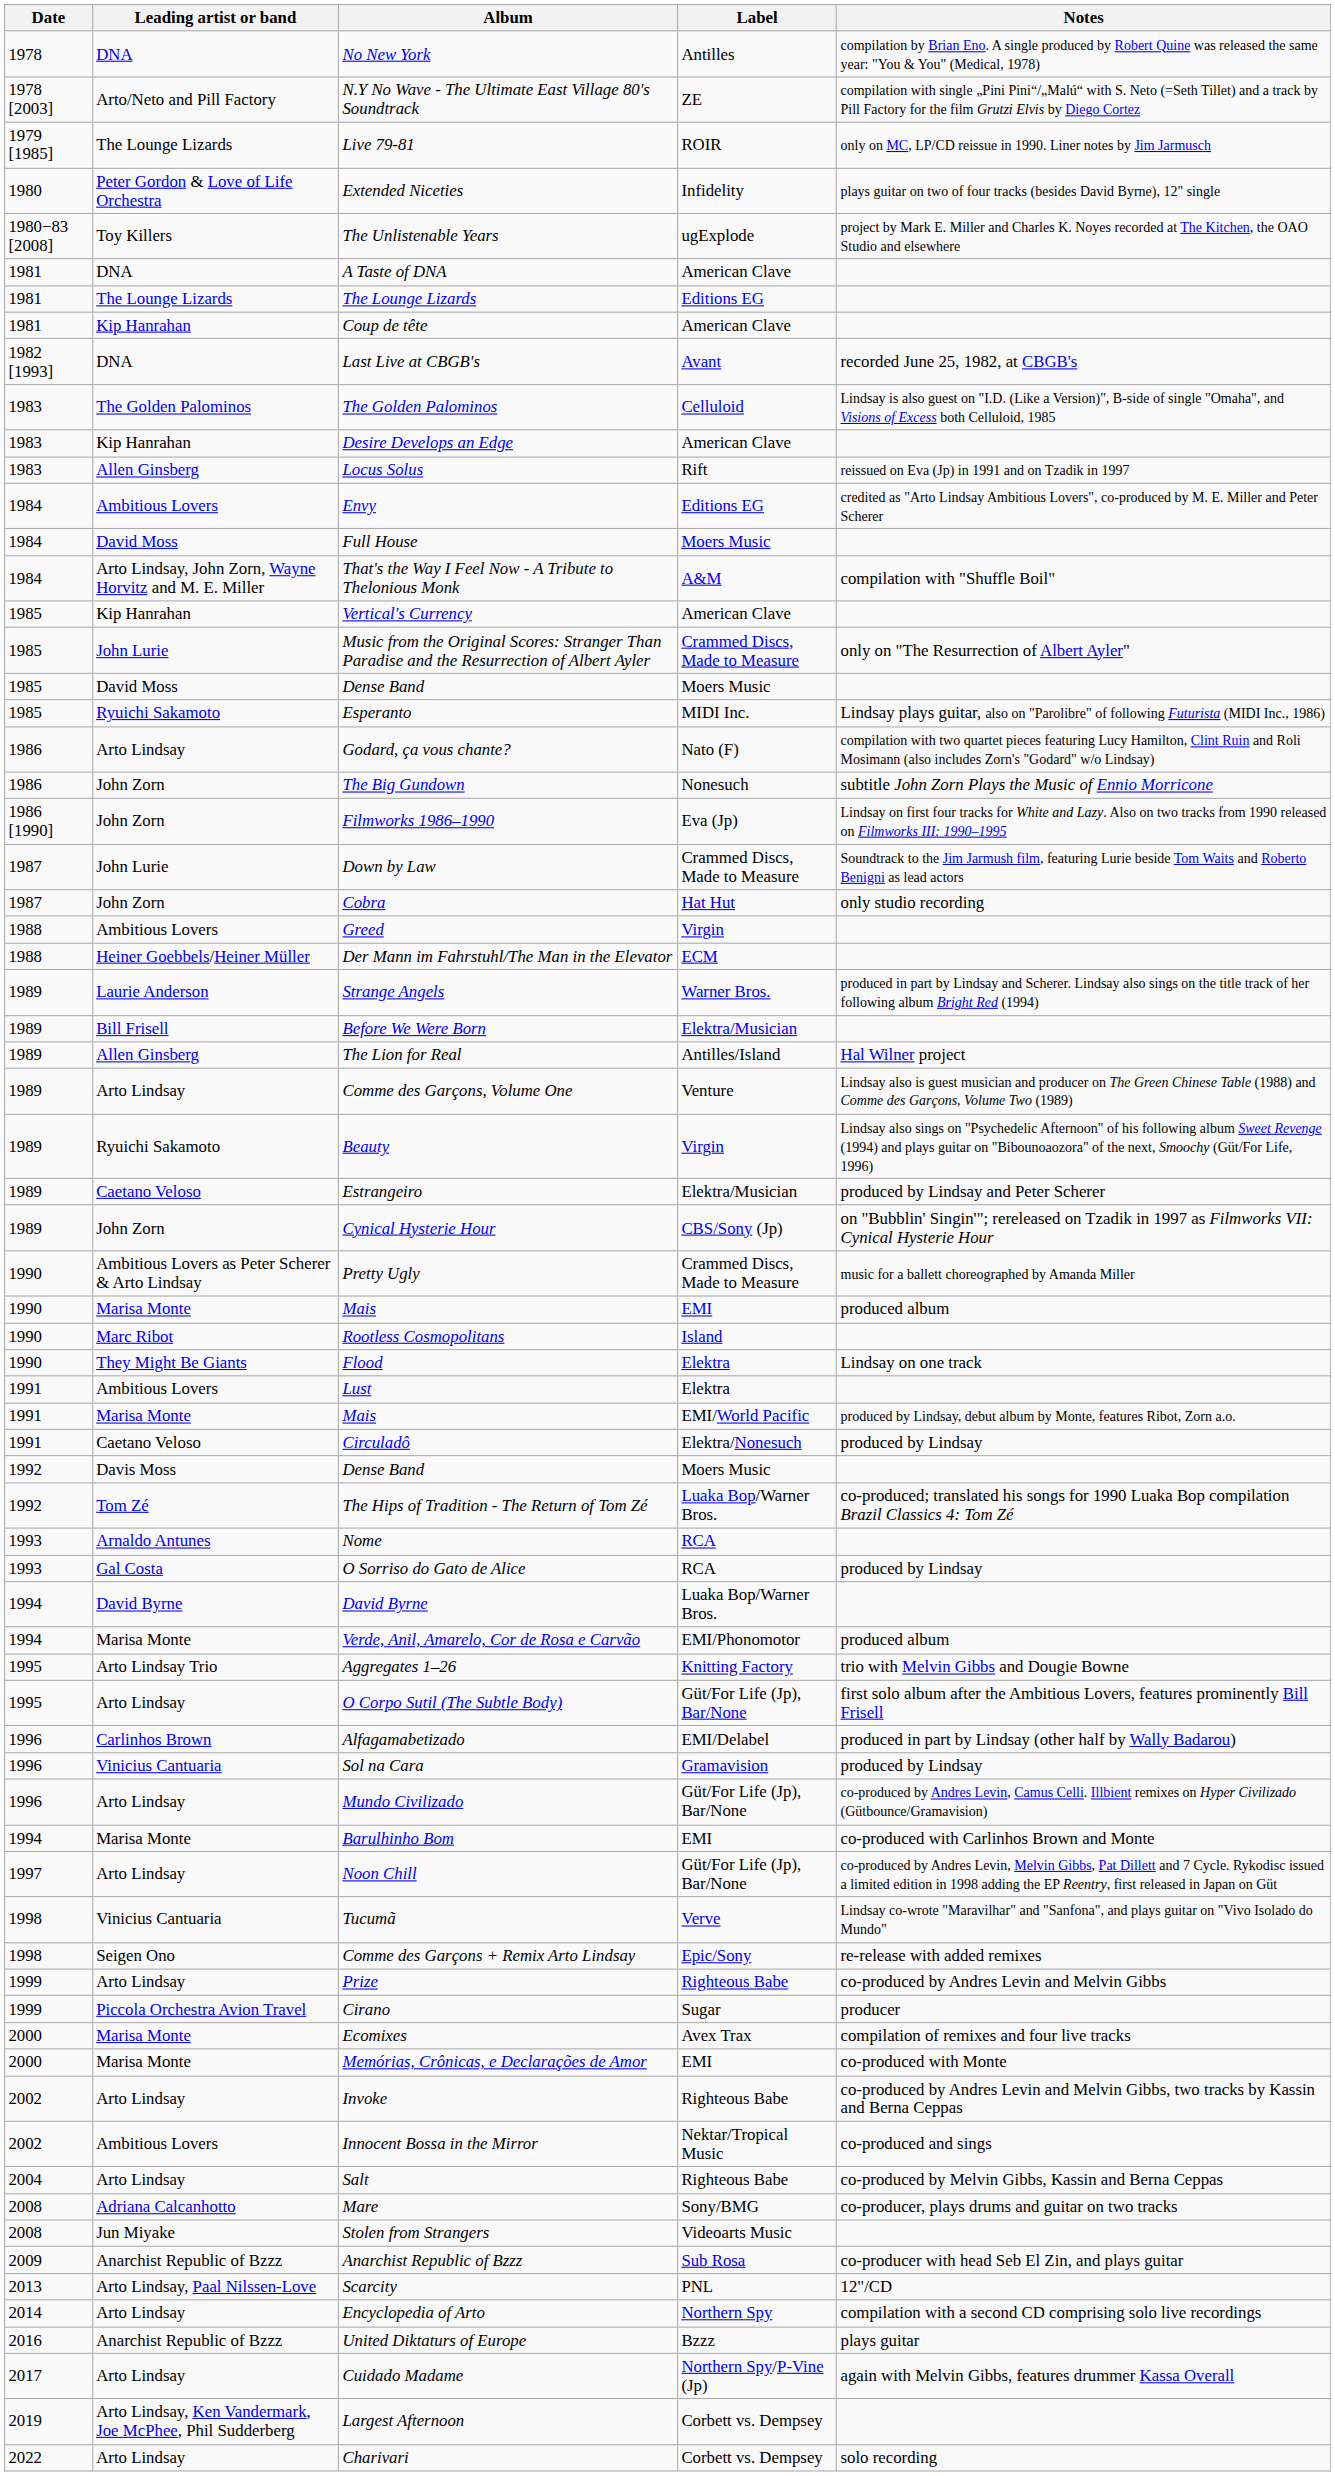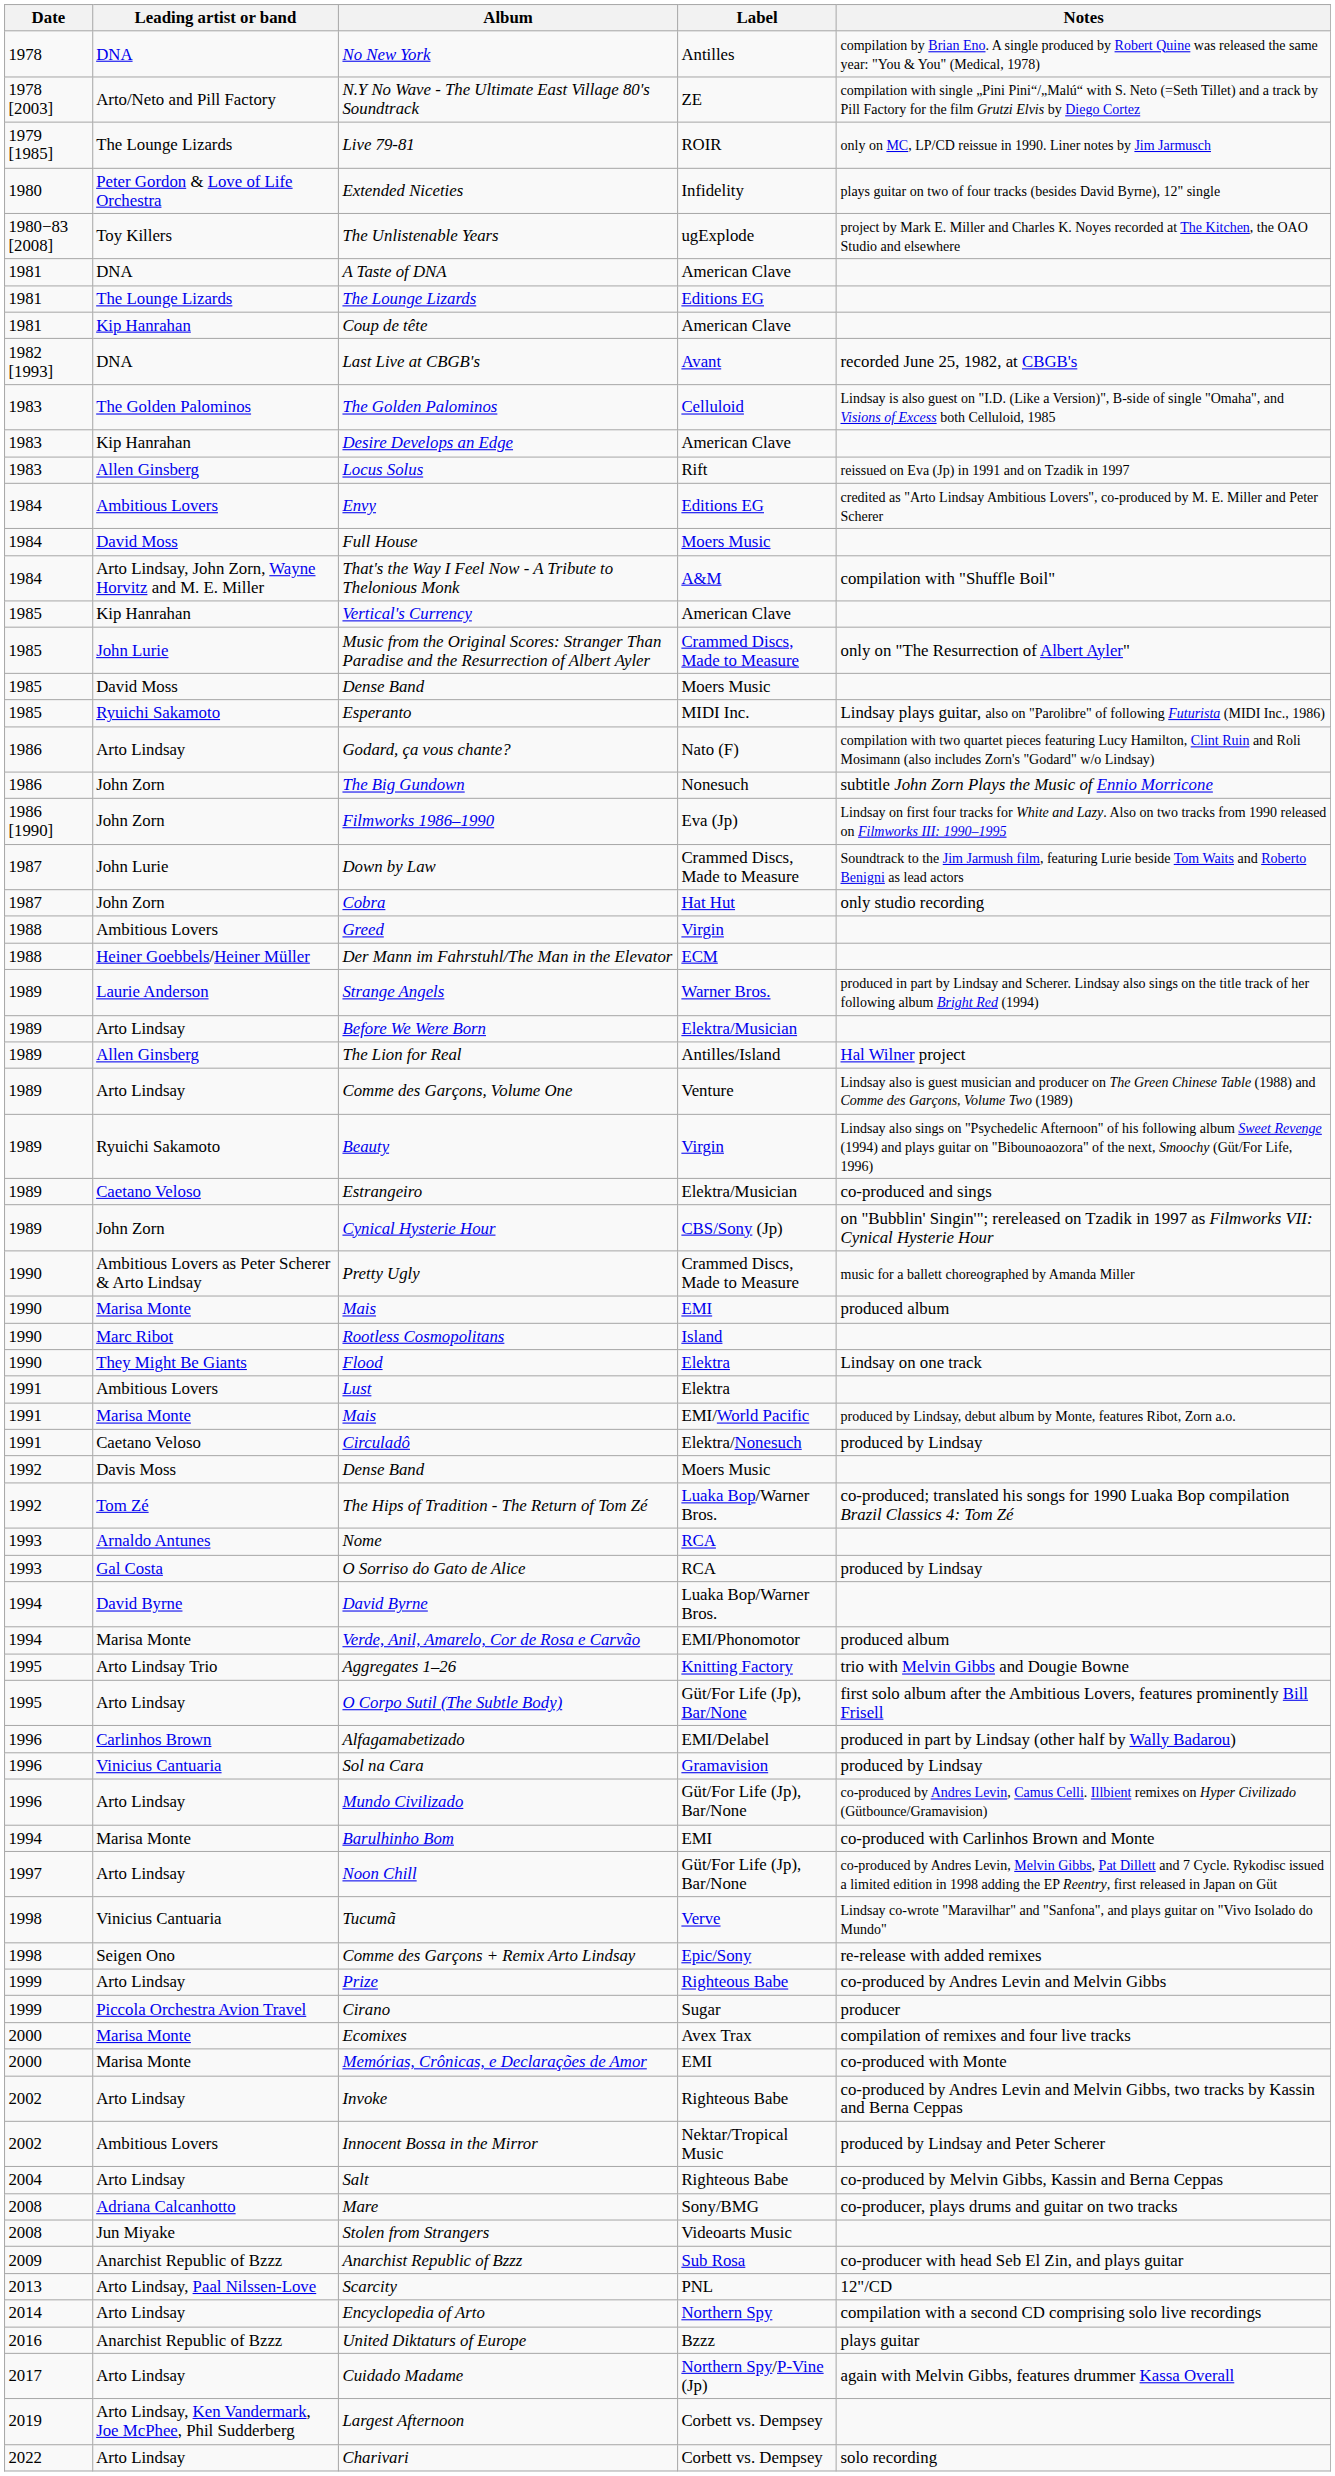(132, 1028) Bill Frisell -> (141, 1028) Arto Lindsay
(973, 1191) produced by Lindsay and Peter Scherer -> (916, 1191) co-produced and sings
(916, 2143) co-produced and sings -> (973, 2143) produced by Lindsay and Peter Scherer
